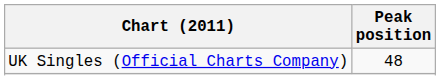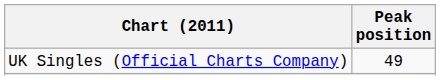(393, 61) 48 -> (393, 61) 49
